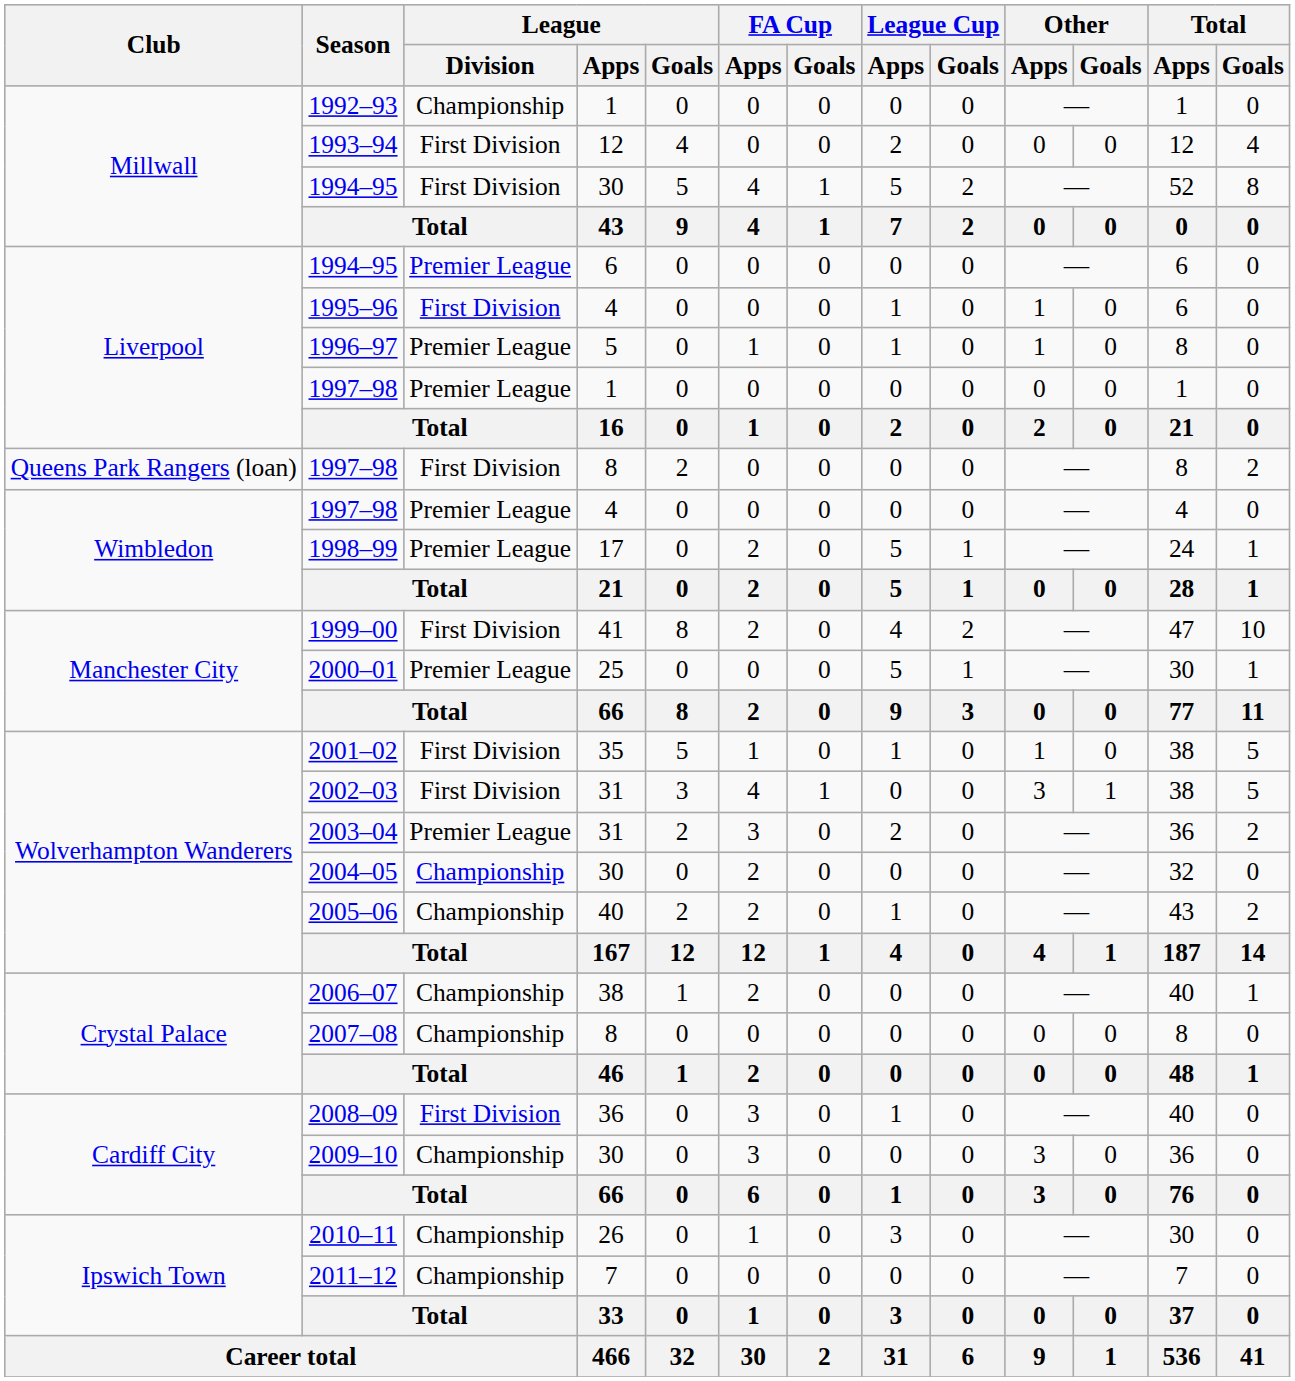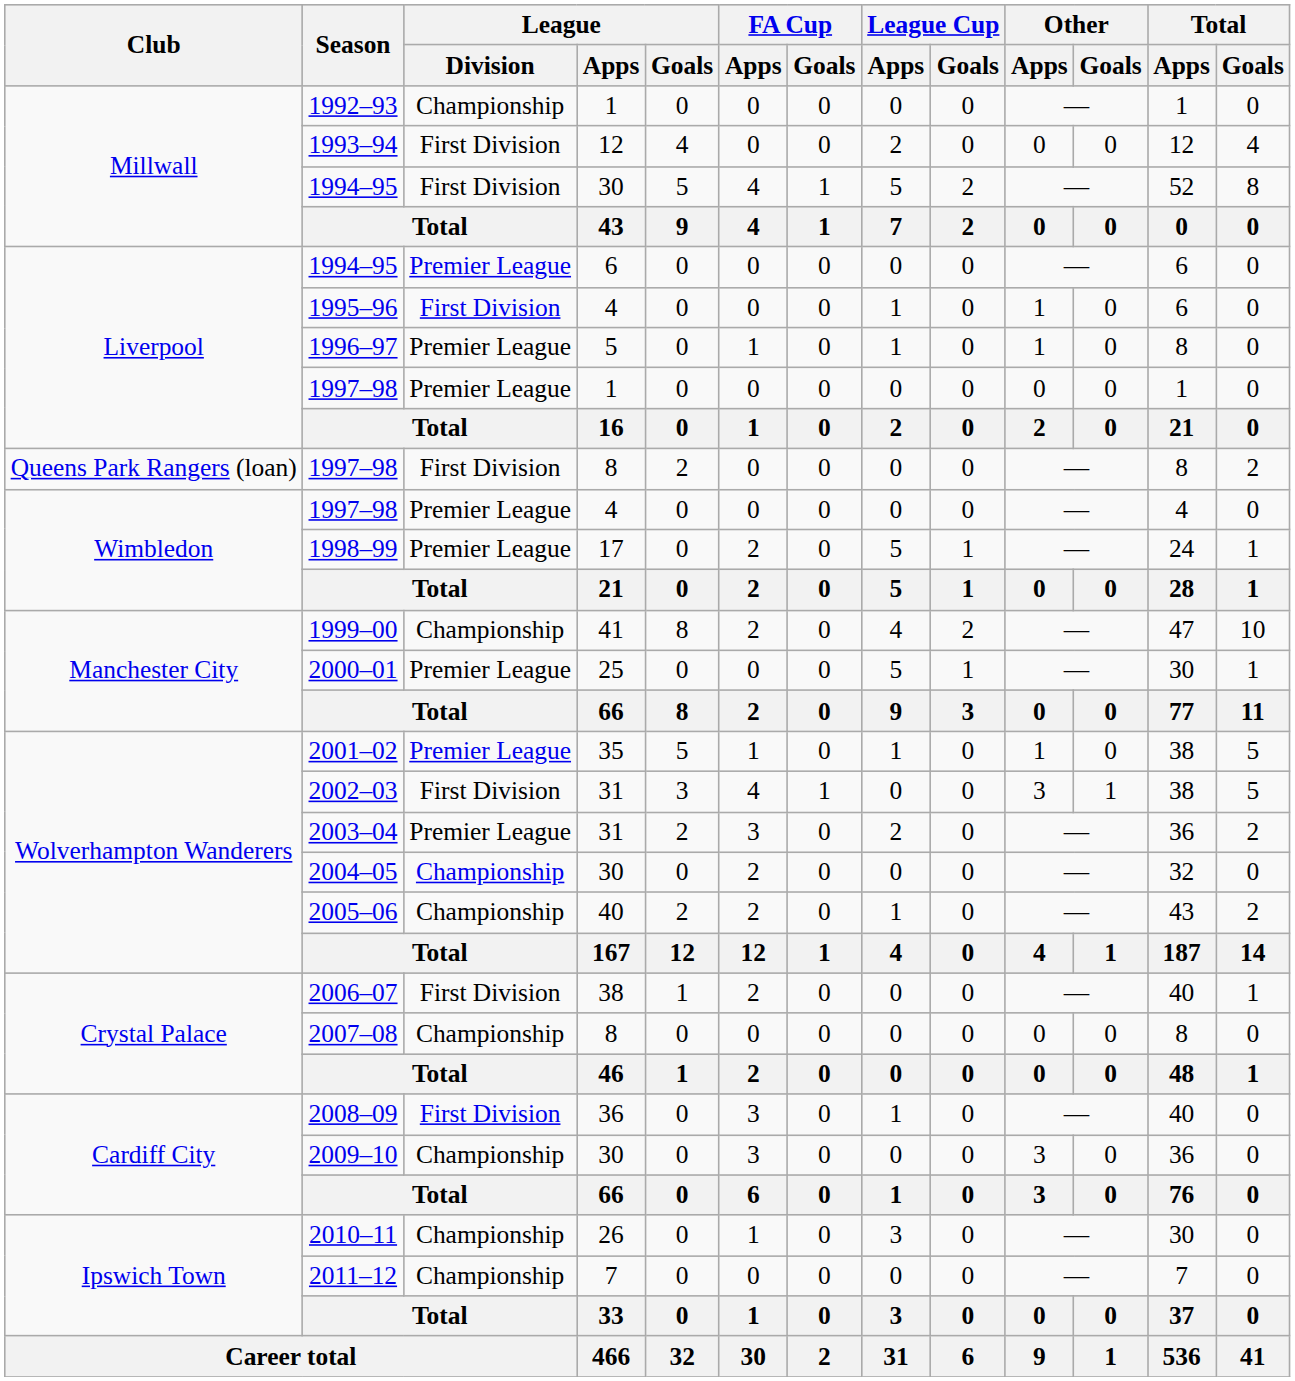(490, 629) First Division -> (490, 629) Championship
(490, 750) First Division -> (490, 750) Premier League
(490, 992) Championship -> (490, 992) First Division
